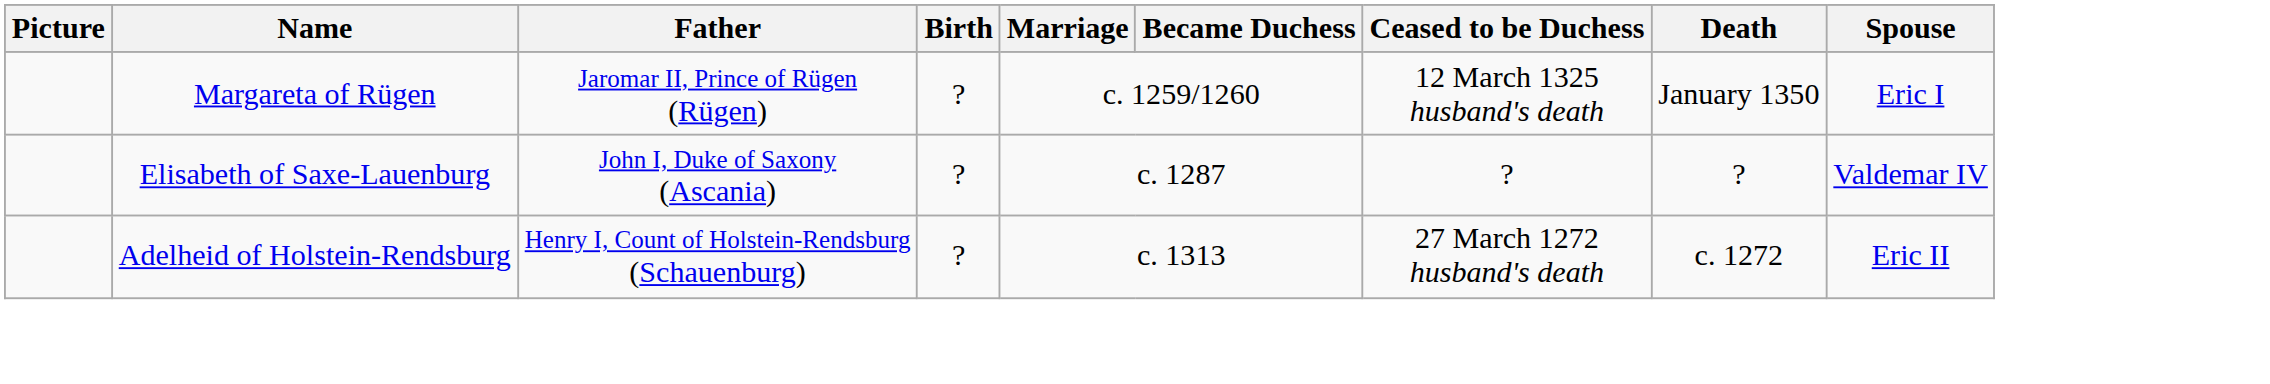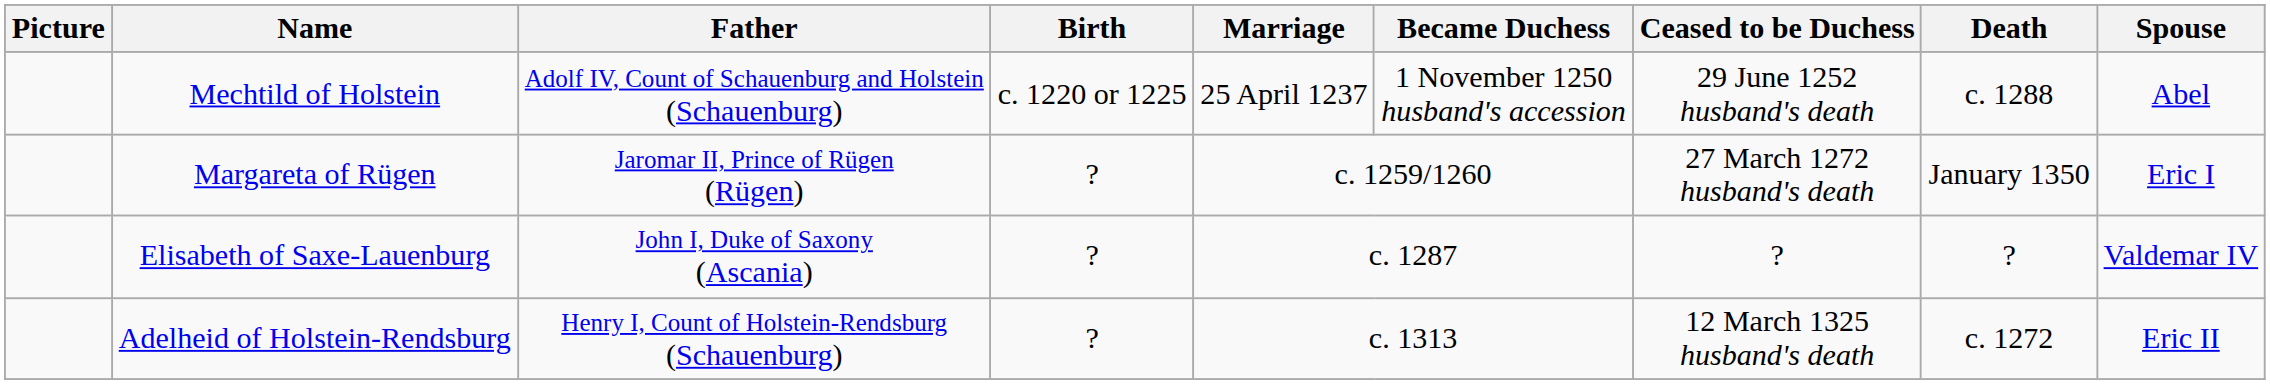+ row: (315, 92)
(1507, 92) 12 March 1325 husband's death -> (1777, 174) 27 March 1272 husband's death
(1507, 256) 27 March 1272 husband's death -> (1777, 337) 12 March 1325 husband's death
